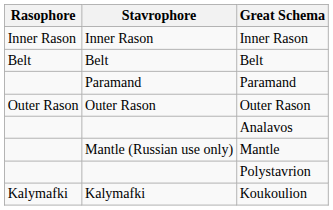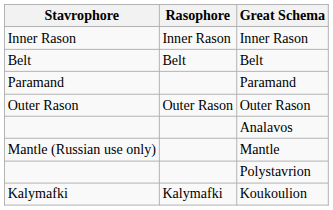columns swapped: (43, 15) <-> (159, 15)
